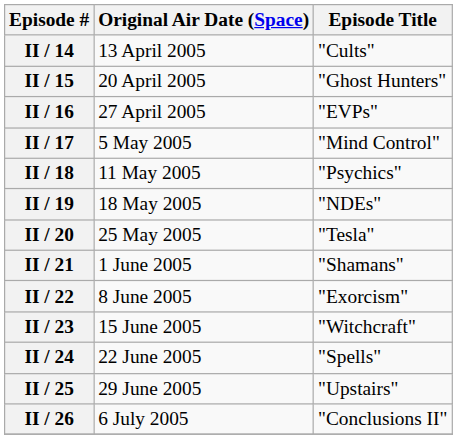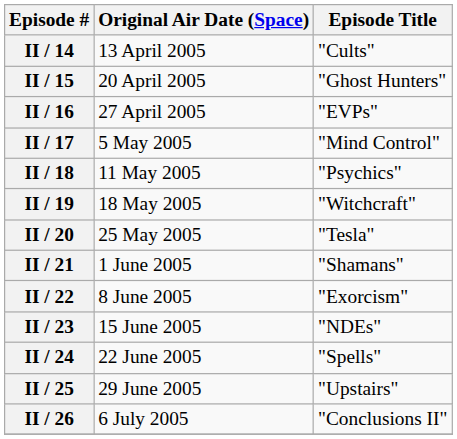(350, 204) "NDEs" -> (367, 204) "Witchcraft"
(367, 326) "Witchcraft" -> (350, 326) "NDEs"
